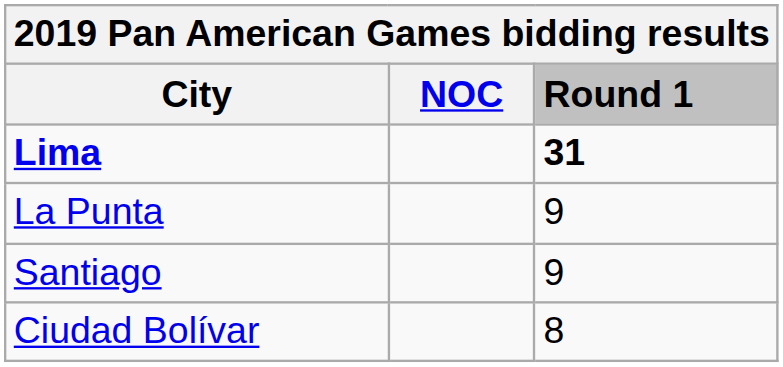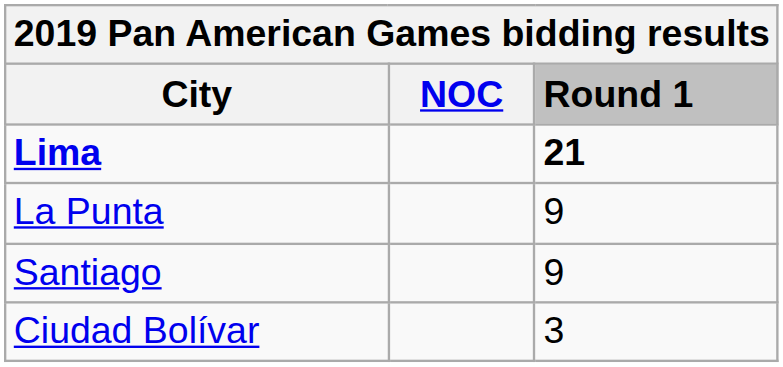(564, 152) 31 -> (564, 152) 21
(554, 331) 8 -> (554, 331) 3
